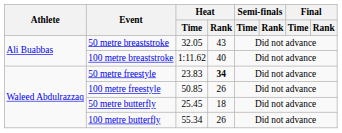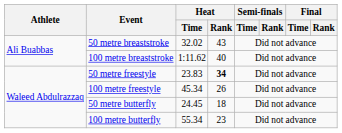(192, 43) 32.05 -> (192, 43) 32.02
(192, 89) 50.85 -> (192, 89) 45.34
(192, 105) 25.45 -> (192, 105) 24.45
(221, 120) 26 -> (221, 120) 23
